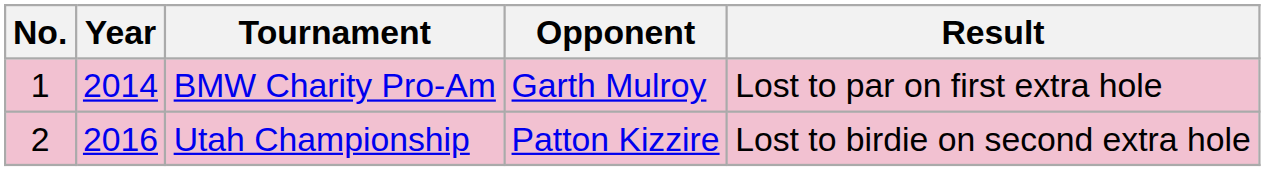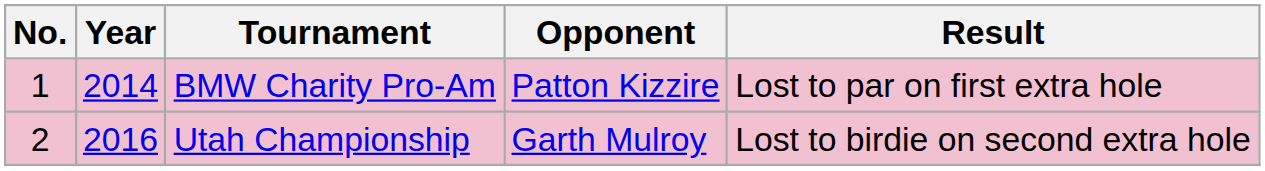(609, 85) Garth Mulroy -> (616, 85) Patton Kizzire
(616, 139) Patton Kizzire -> (609, 139) Garth Mulroy
